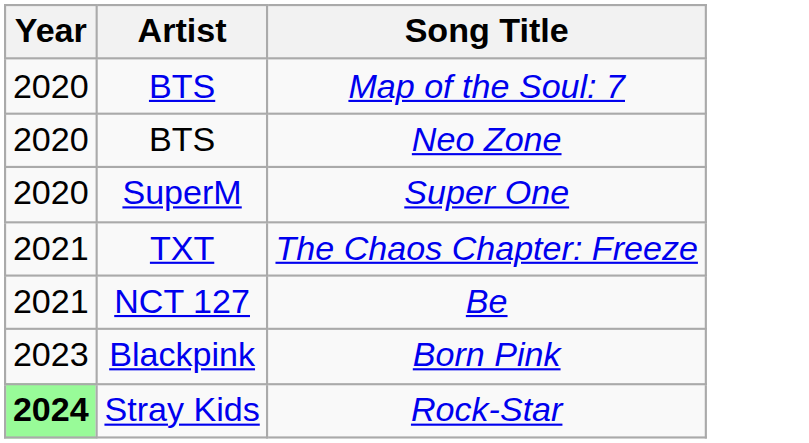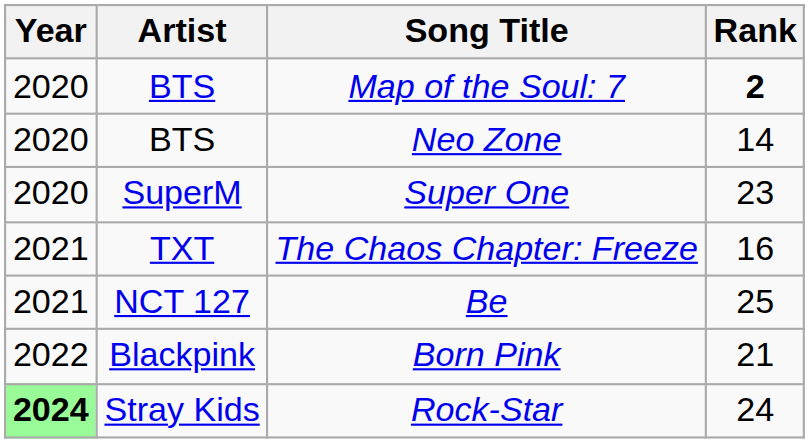+ column: (755, 31)
(51, 355) 2023 -> (51, 355) 2022
